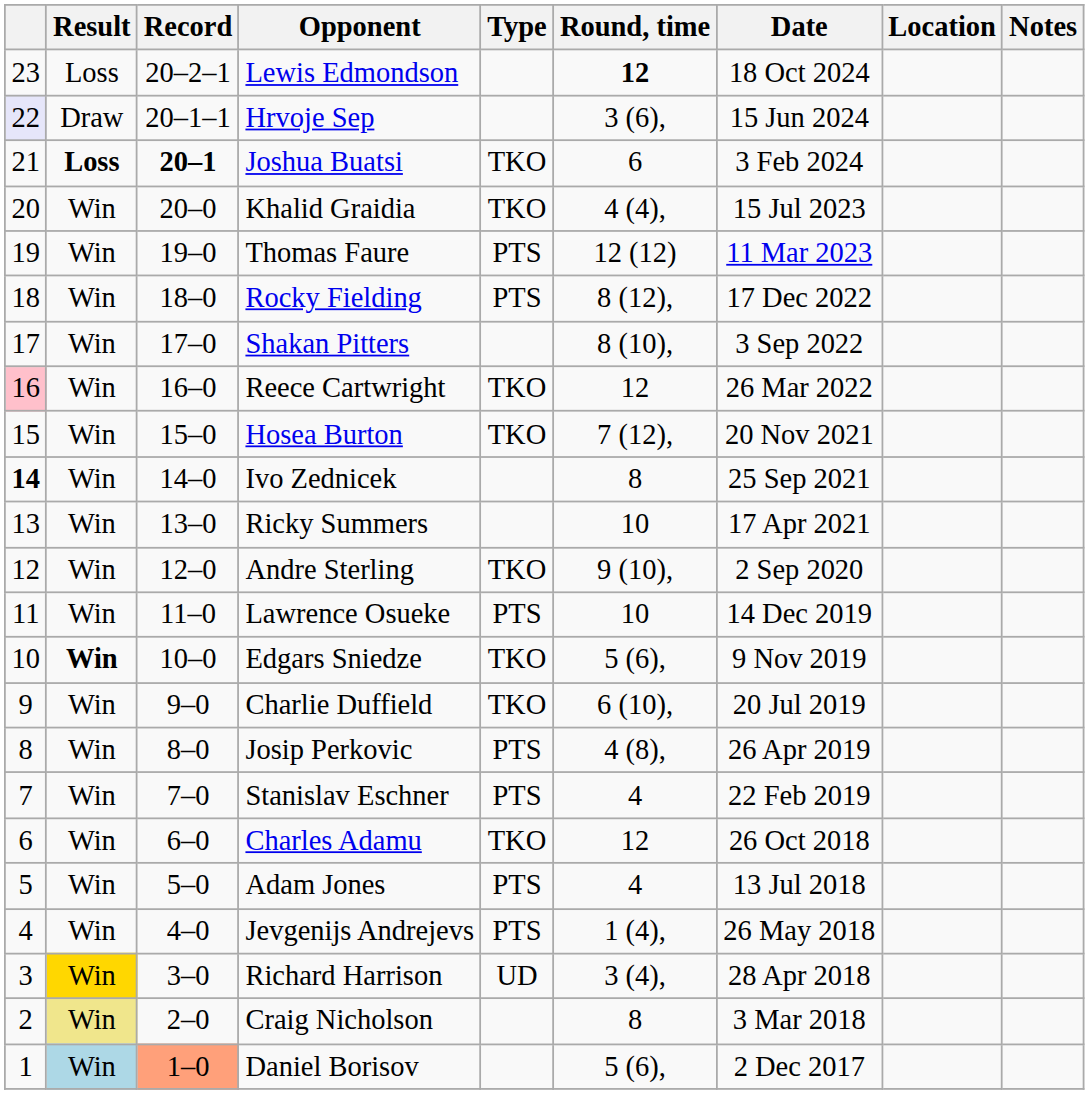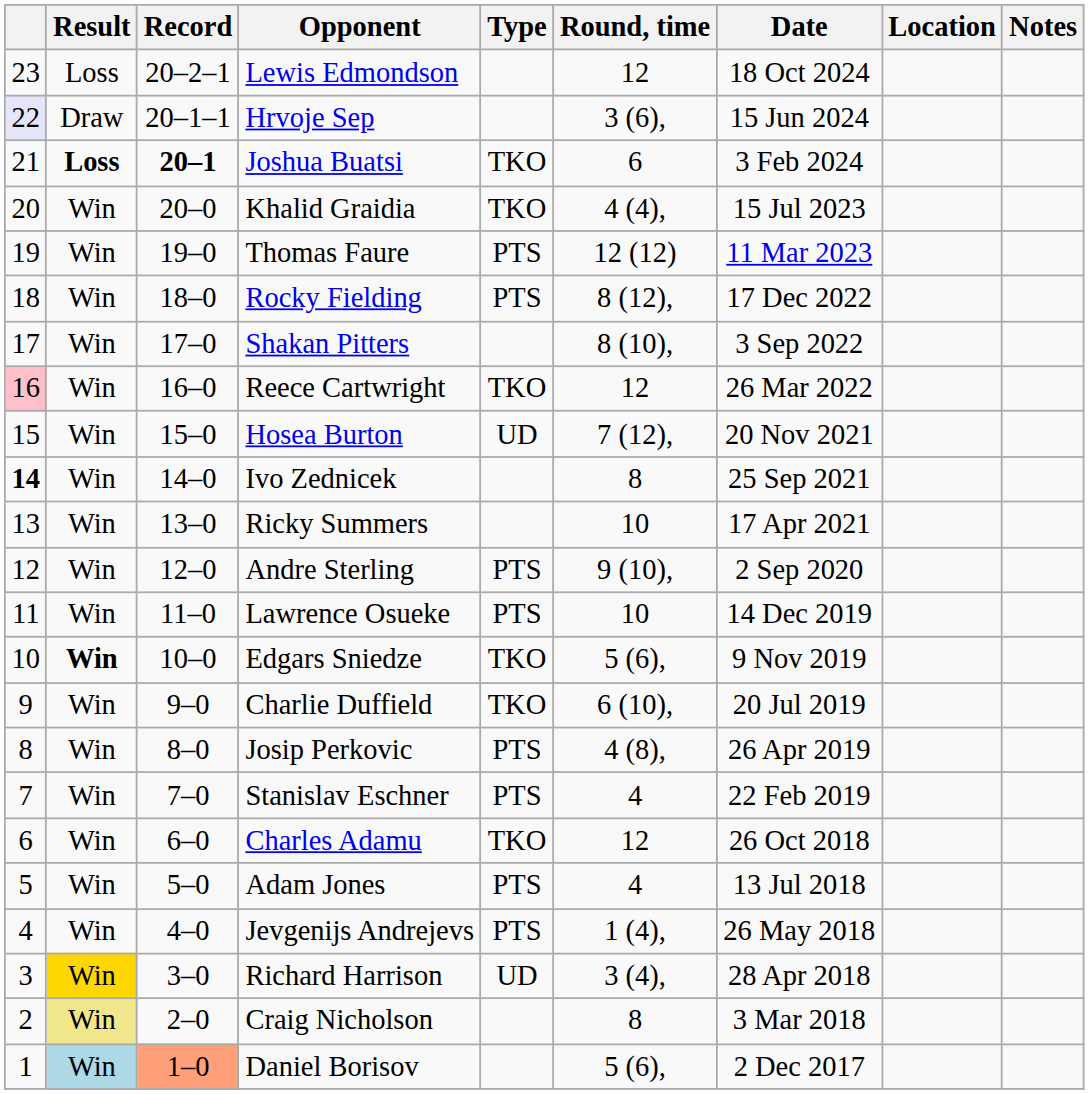(635, 72) bold -> (635, 72) normal
(517, 433) TKO -> (517, 433) UD
(517, 569) TKO -> (517, 569) PTS
